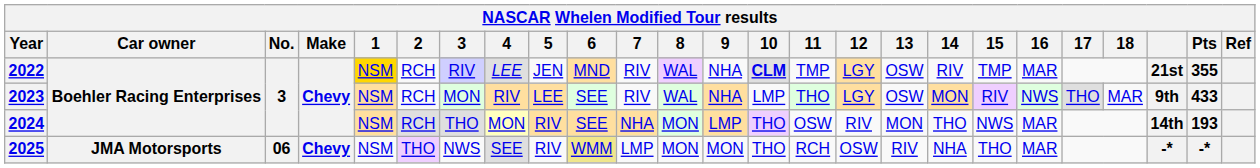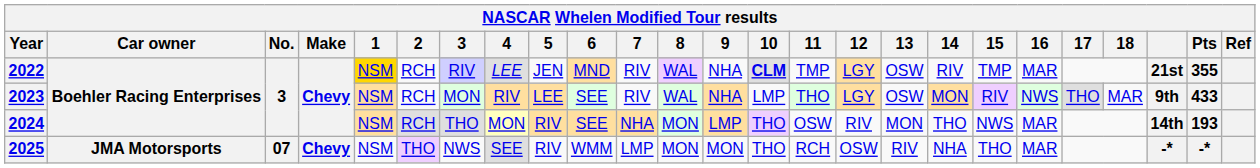(282, 149) 06 -> (282, 149) 07
(592, 149) khaki background -> (592, 149) no background
